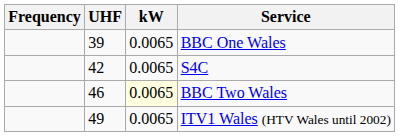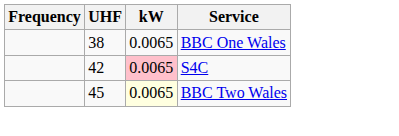(96, 42) 39 -> (96, 42) 38
(151, 67) no background -> (151, 67) pink background
(96, 93) 46 -> (96, 93) 45
- row: (286, 118)
